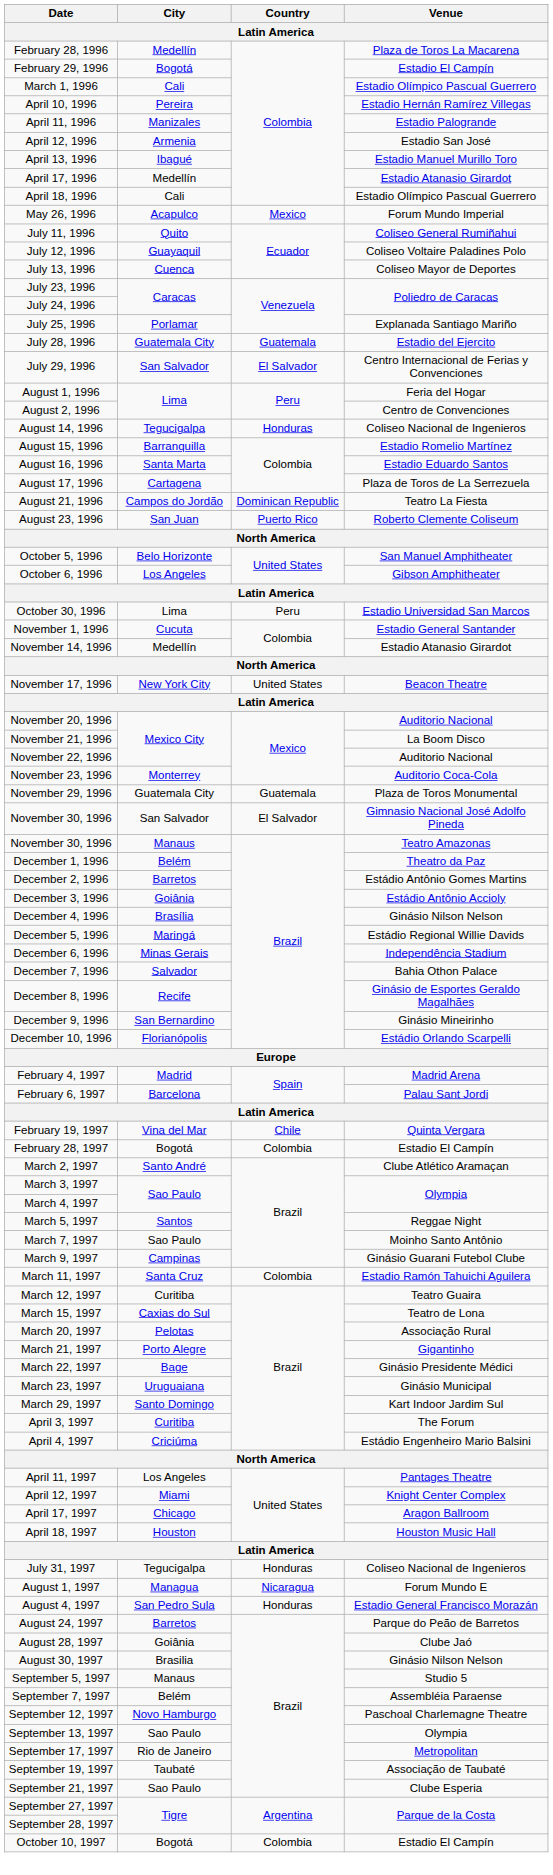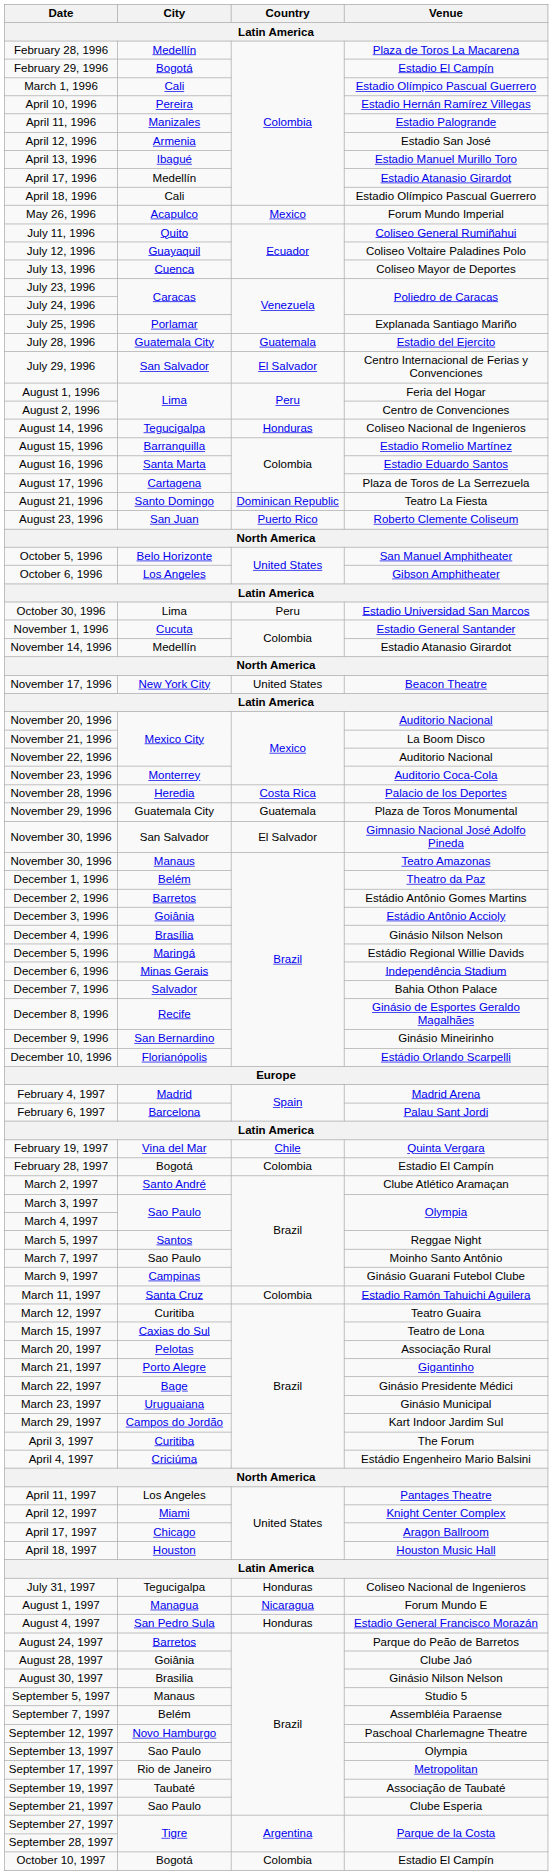(174, 501) Campos do Jordão -> (174, 501) Santo Domingo
+ row: (61, 793)
(174, 1404) Santo Domingo -> (174, 1422) Campos do Jordão
